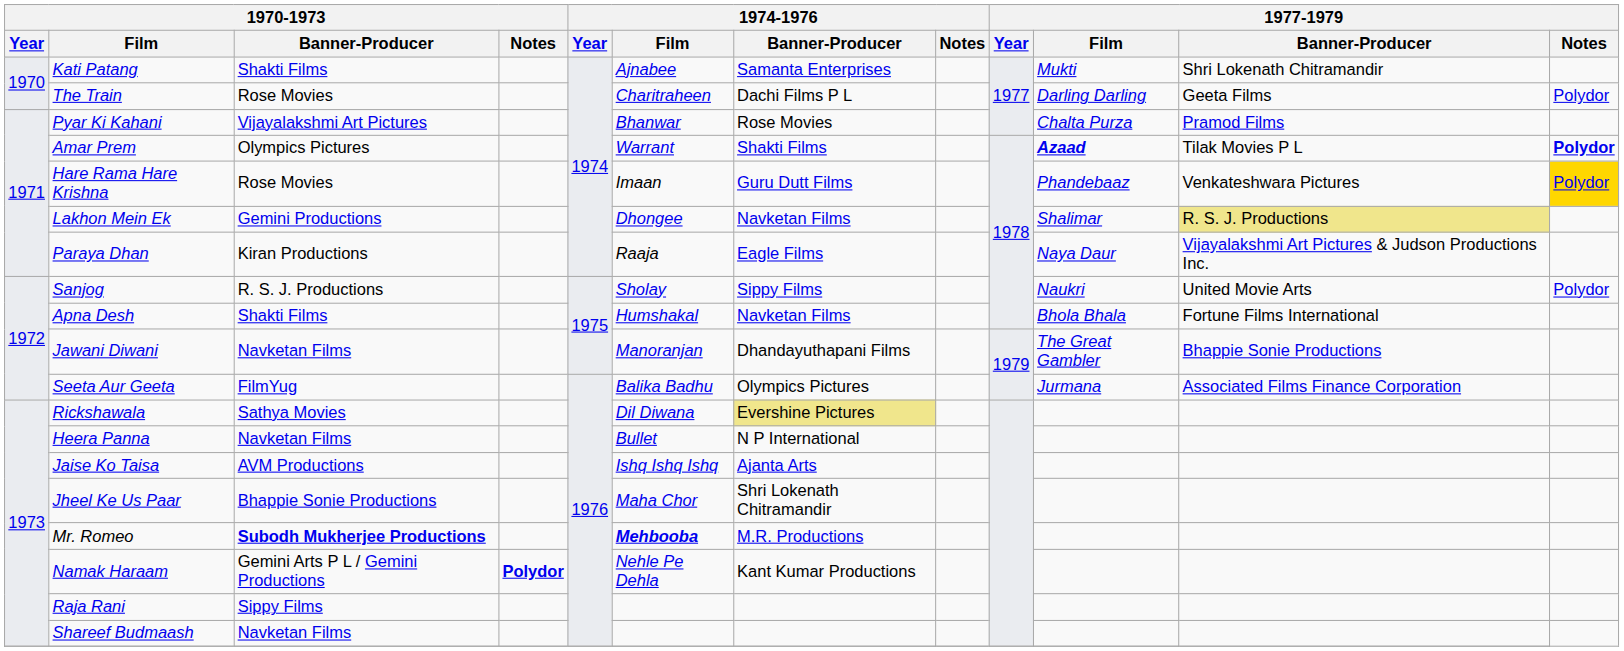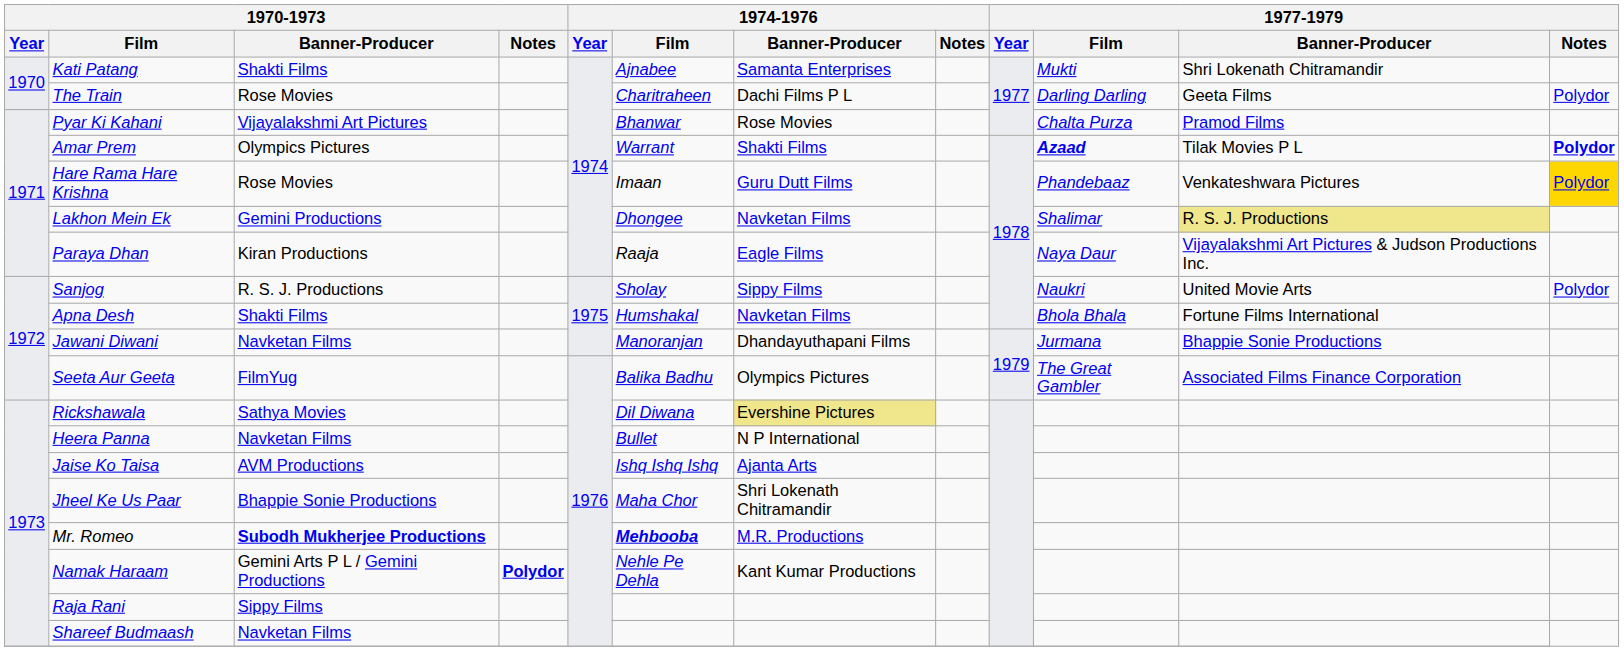(1074, 351) The Great Gambler -> (1069, 342) Jurmana
(1069, 386) Jurmana -> (1074, 377) The Great Gambler
